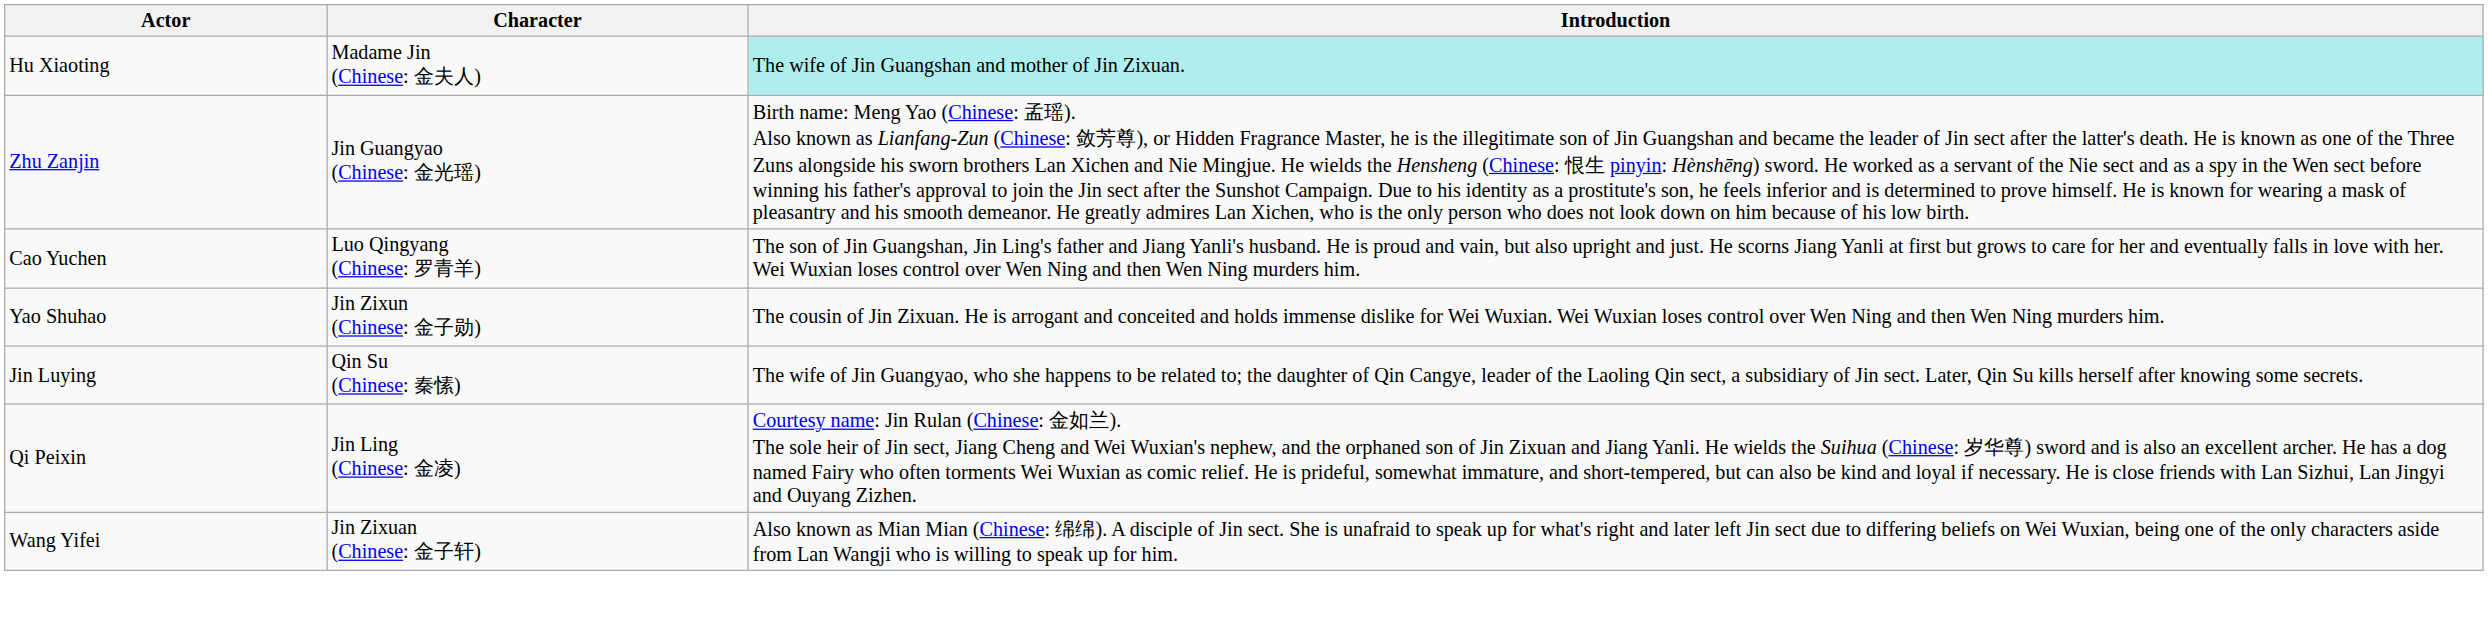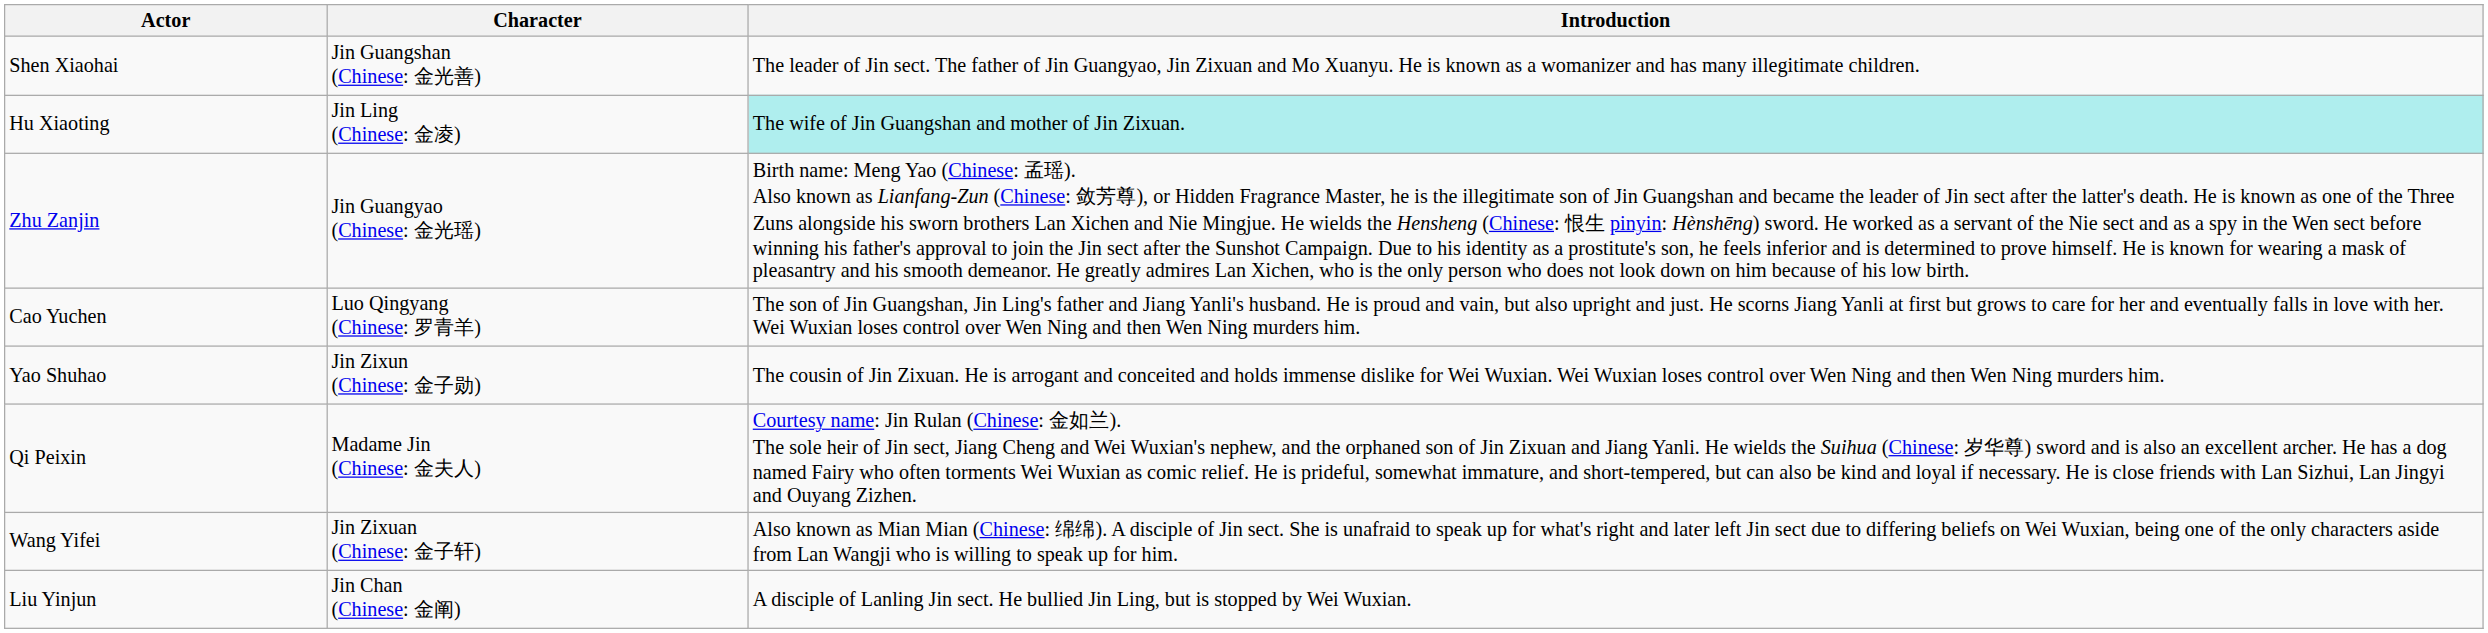+ row: (64, 65)
(406, 64) Madame Jin (Chinese: 金夫人) -> (396, 122) Jin Ling (Chinese: 金凌)
- row: (53, 375)
(396, 456) Jin Ling (Chinese: 金凌) -> (406, 456) Madame Jin (Chinese: 金夫人)
+ row: (53, 599)
